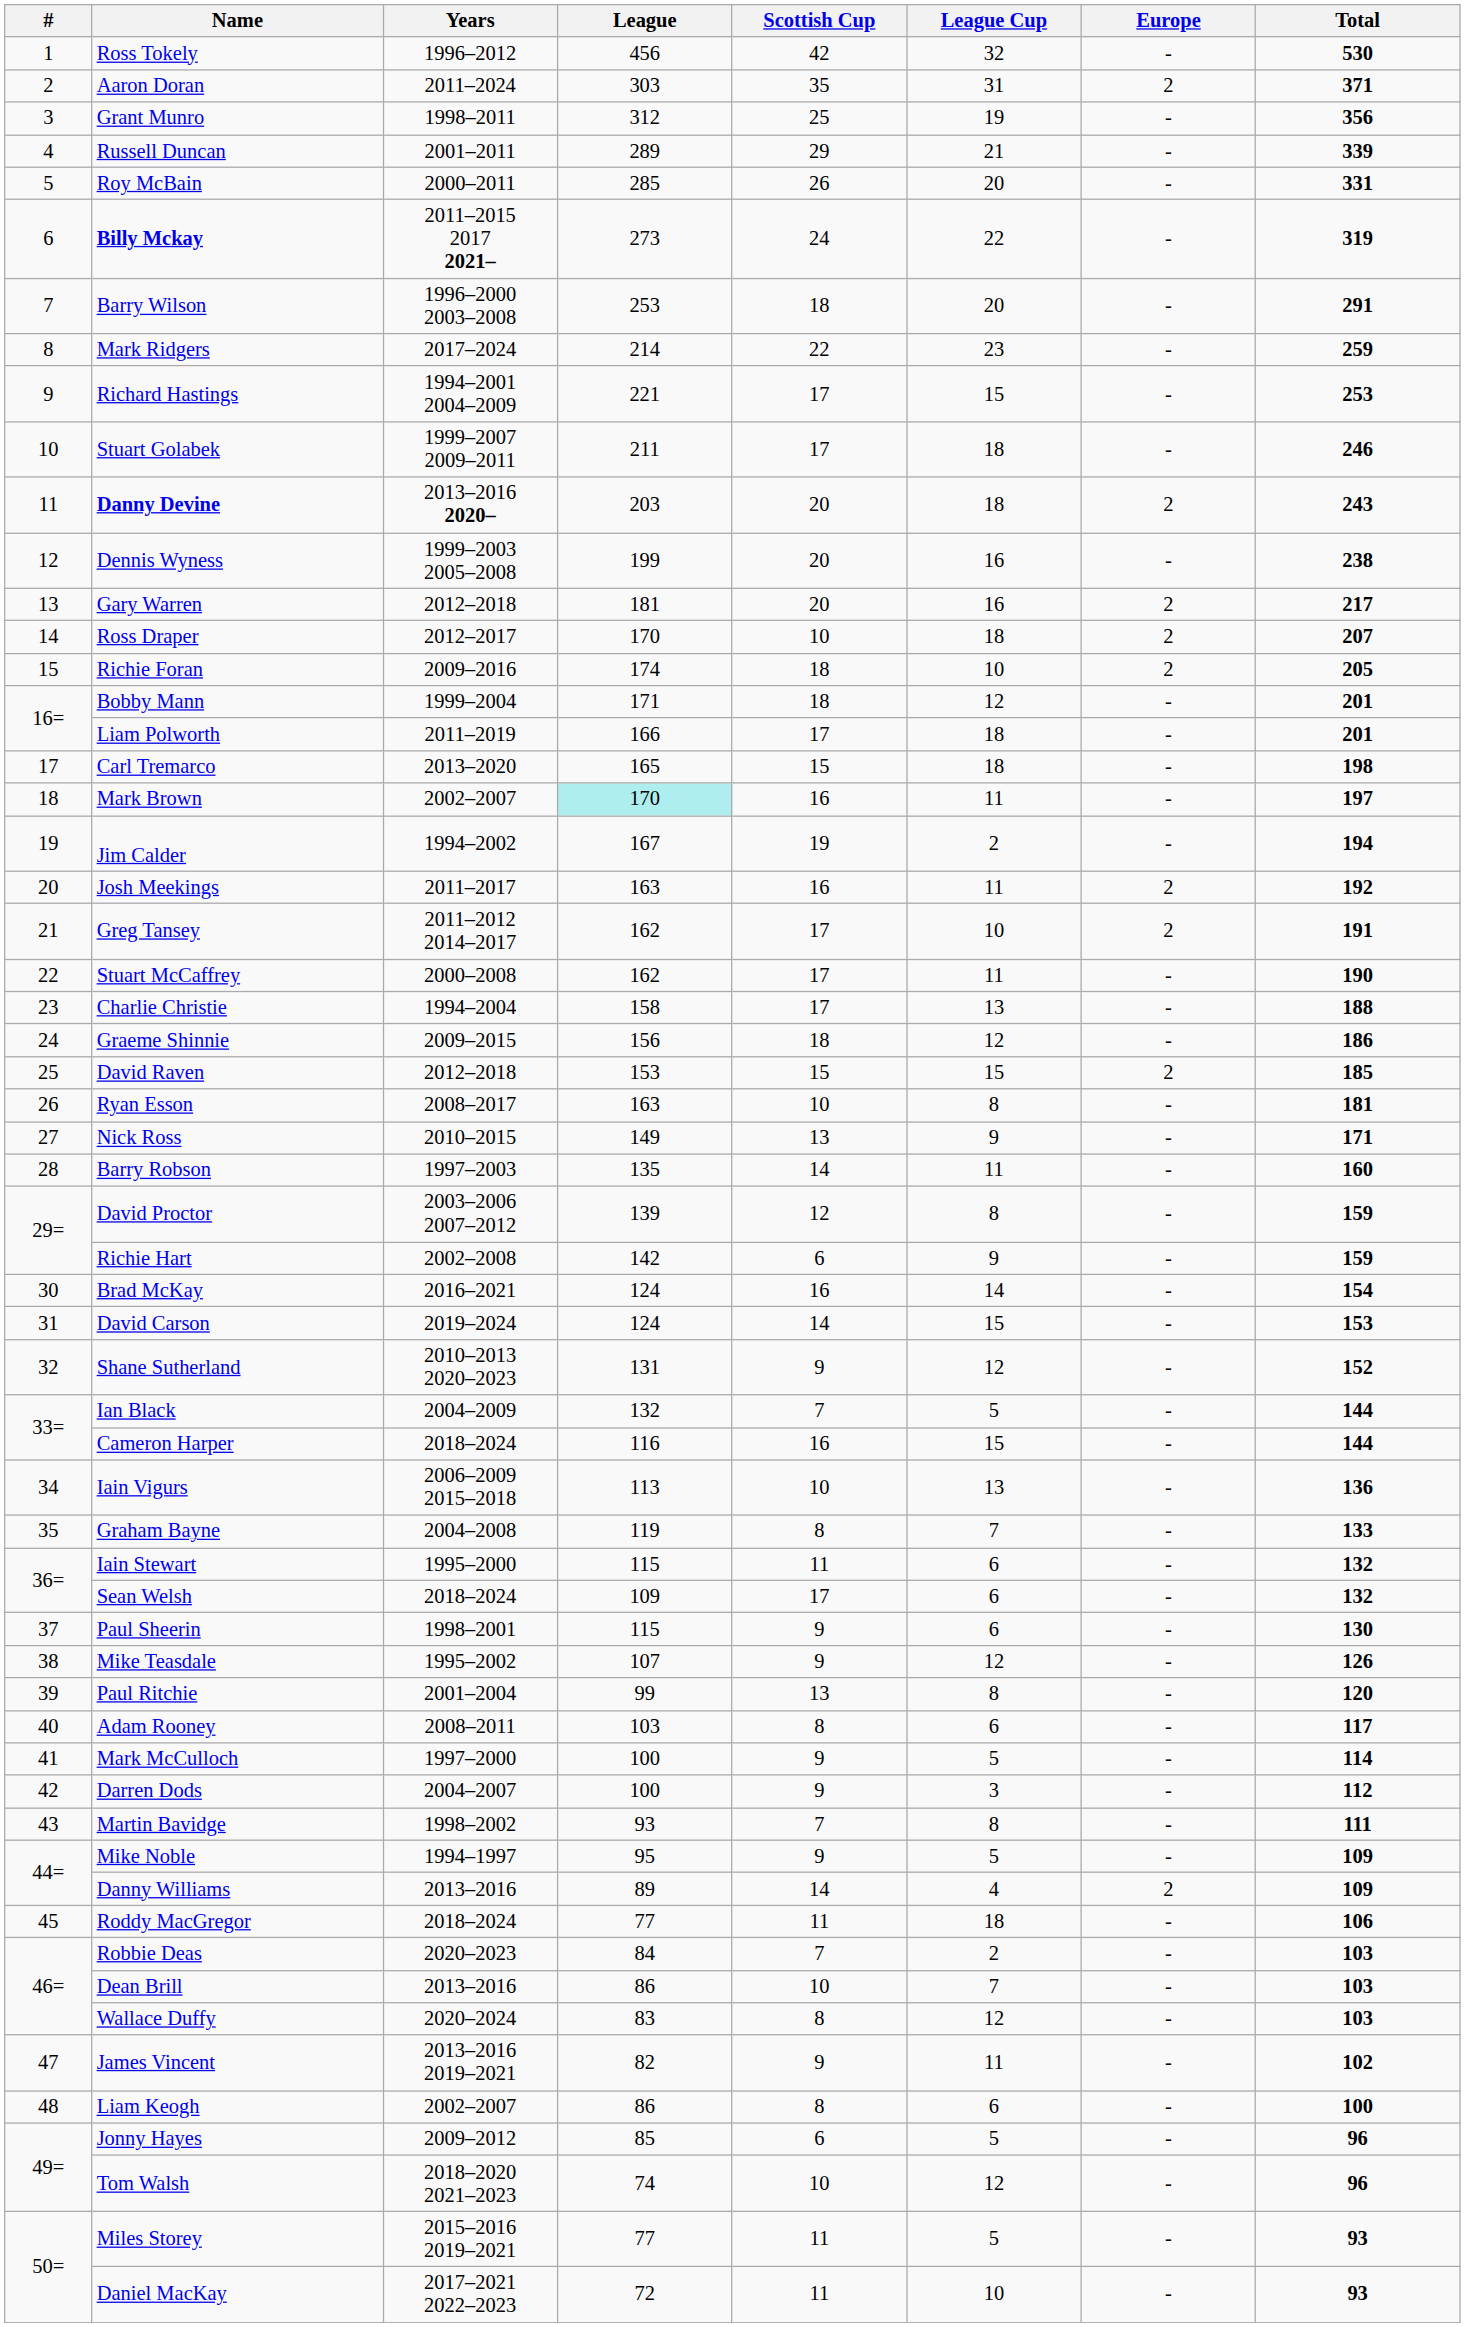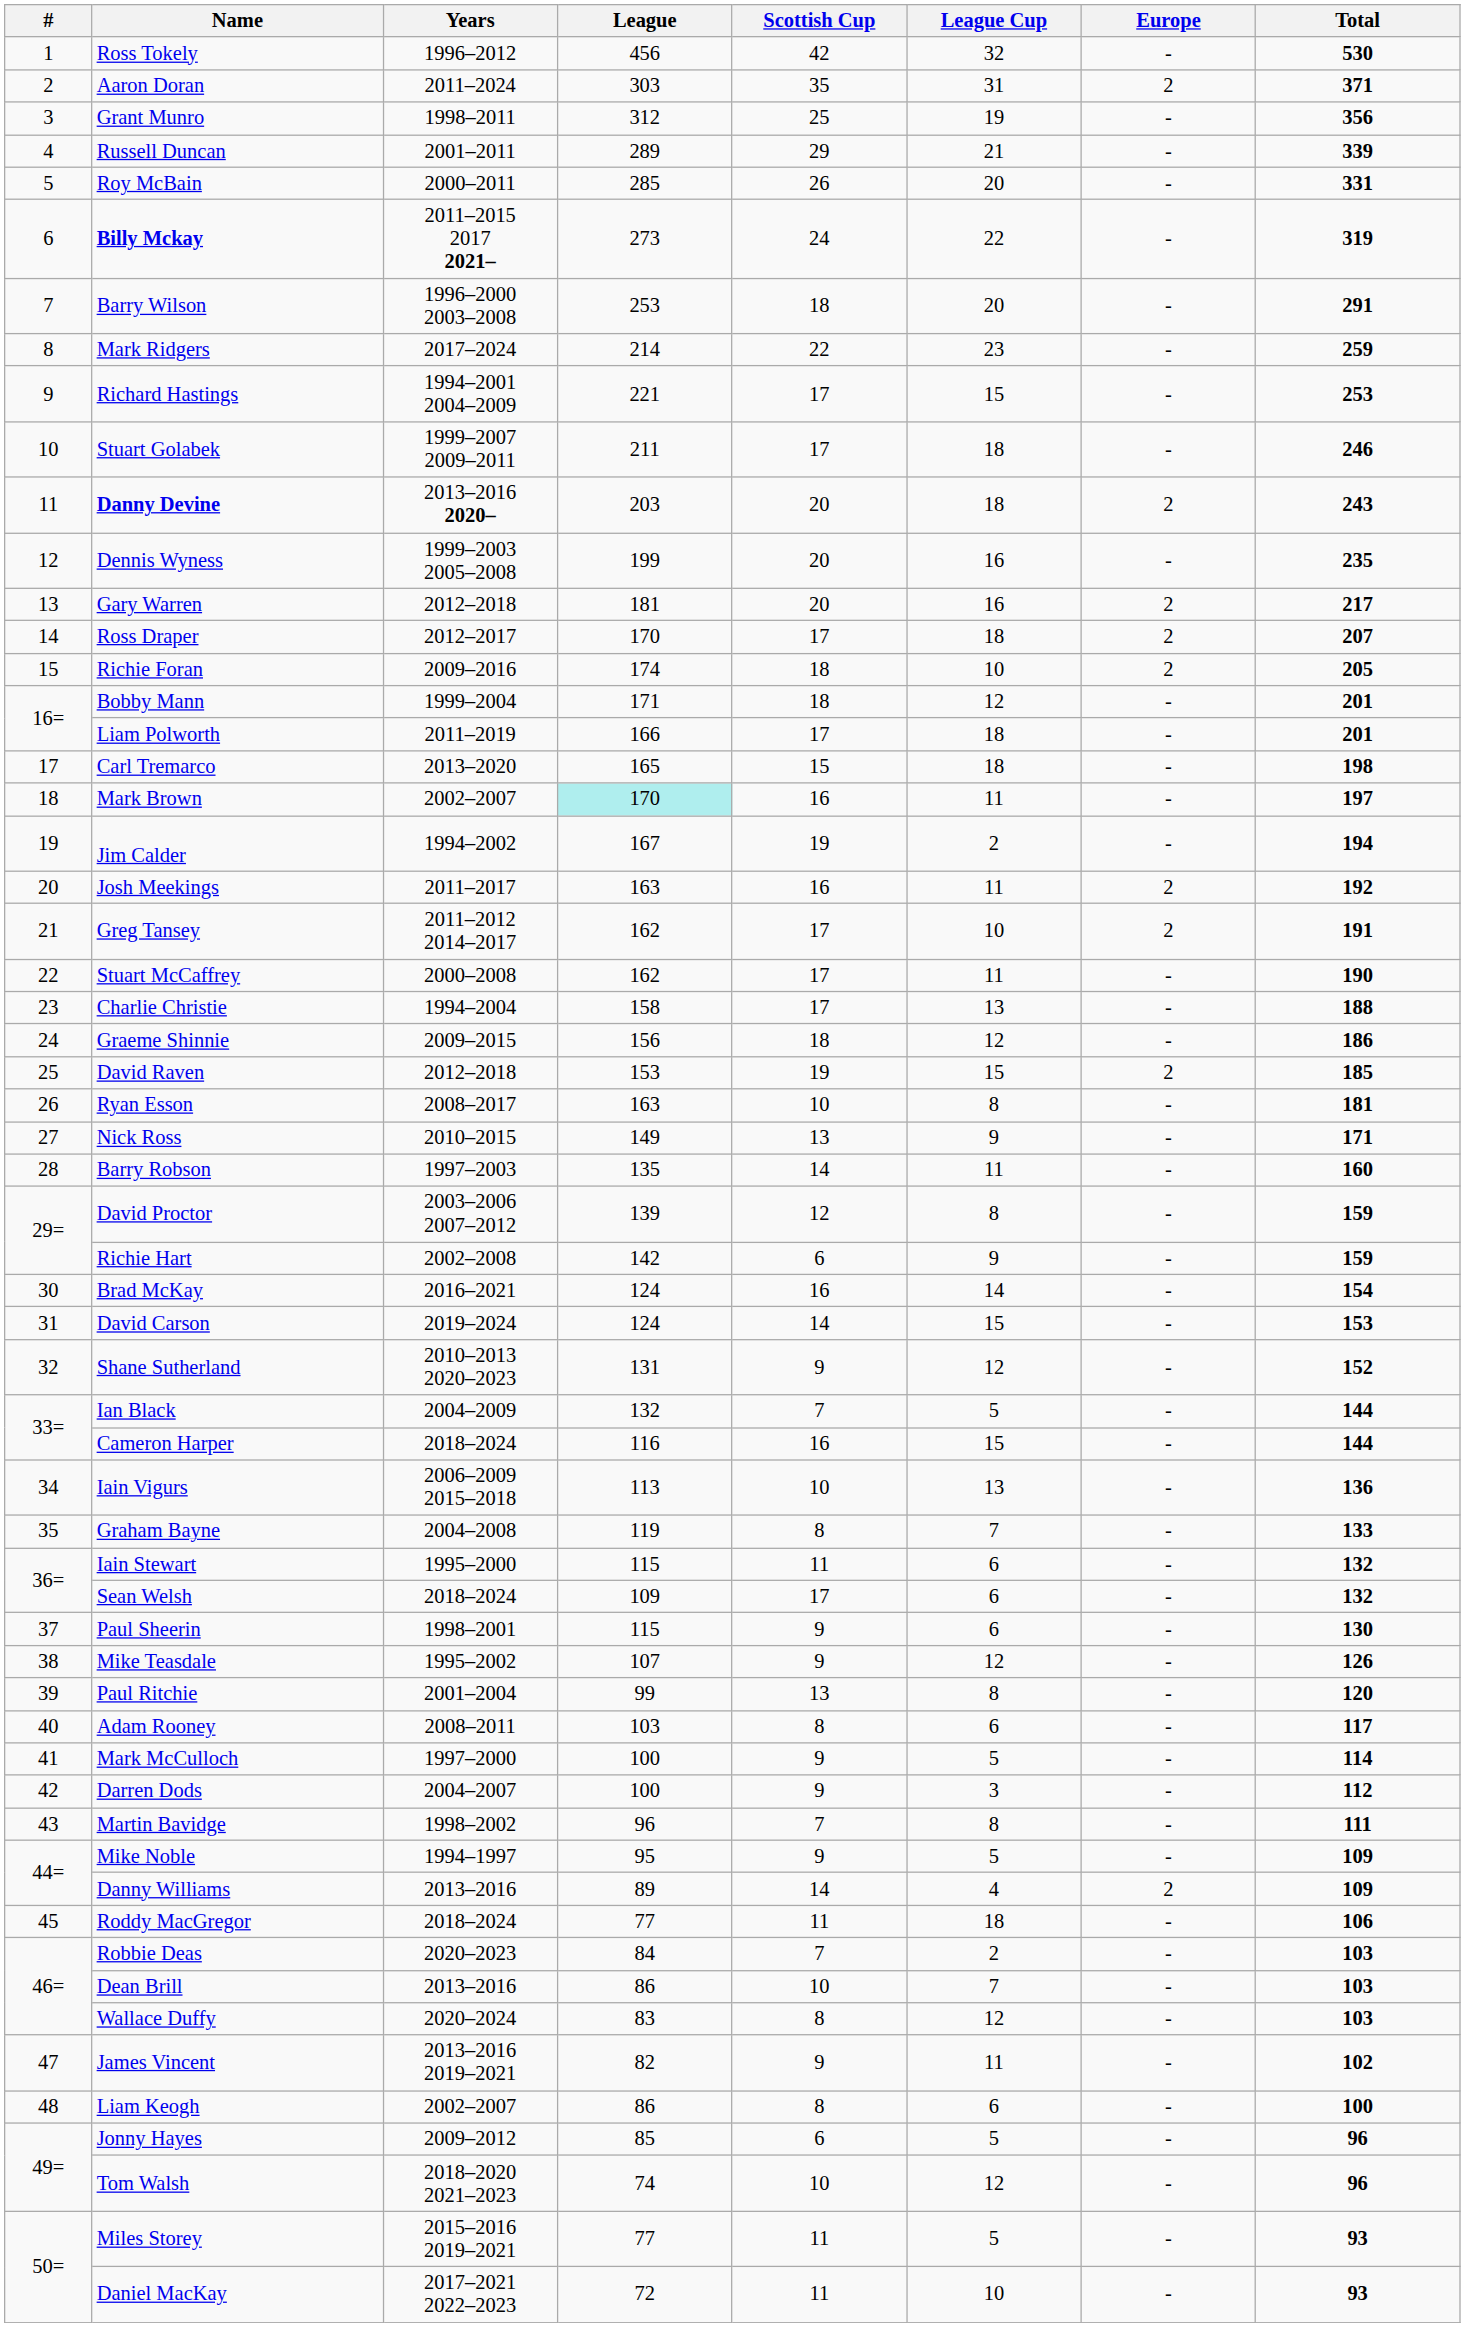(1358, 560) 238 -> (1358, 560) 235
(819, 636) 10 -> (819, 636) 17
(819, 1072) 15 -> (819, 1072) 19
(645, 1823) 93 -> (645, 1823) 96
